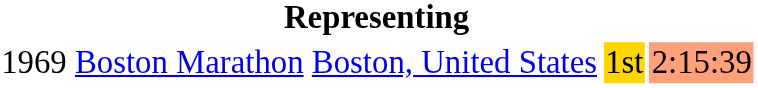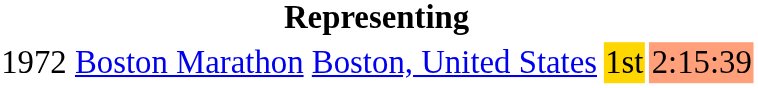(34, 62) 1969 -> (34, 62) 1972
